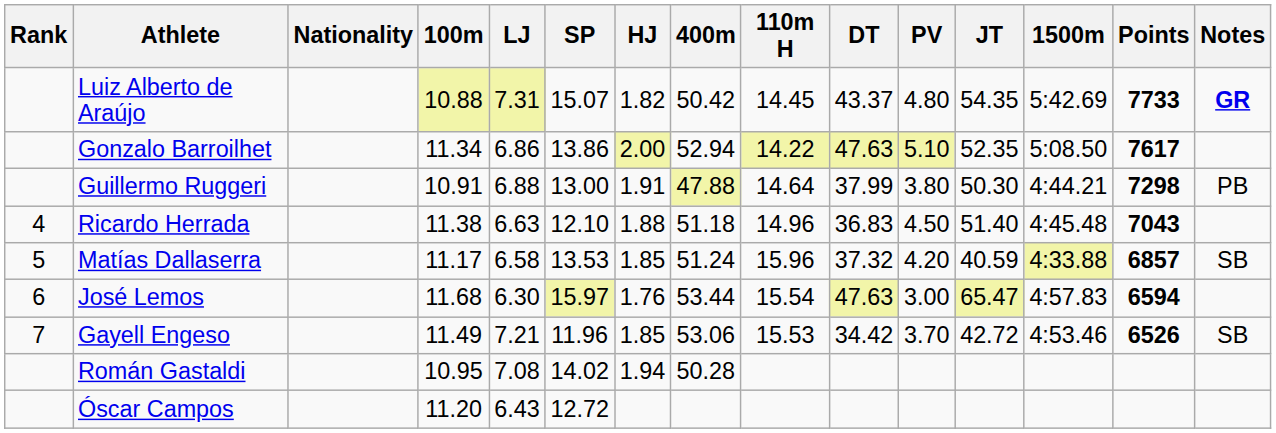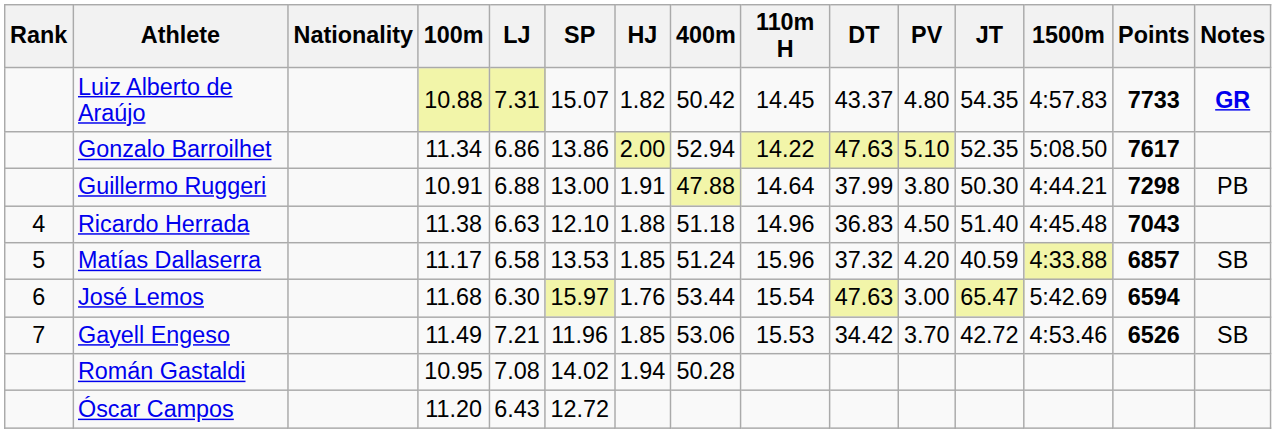(1068, 99) 5:42.69 -> (1068, 99) 4:57.83
(1068, 297) 4:57.83 -> (1068, 297) 5:42.69
